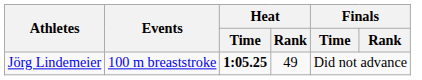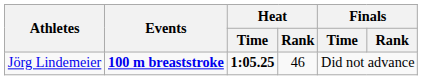(162, 63) normal -> (166, 63) bold
(290, 63) 49 -> (298, 63) 46
